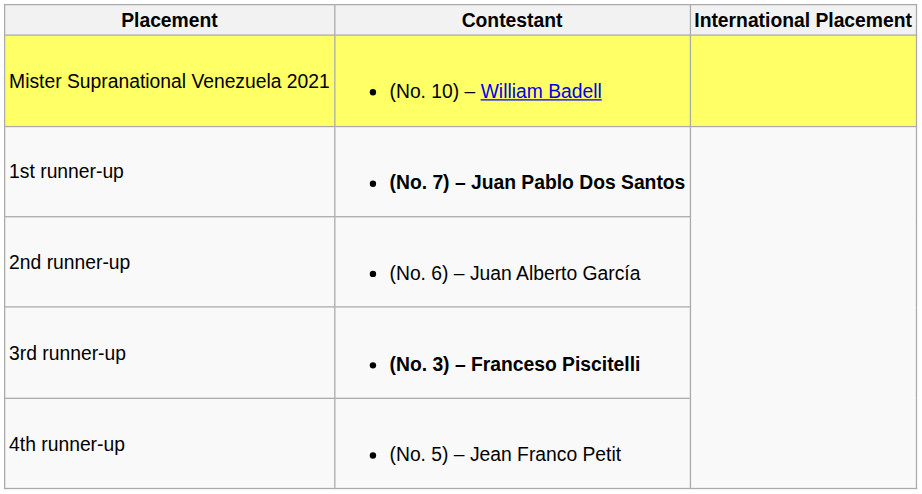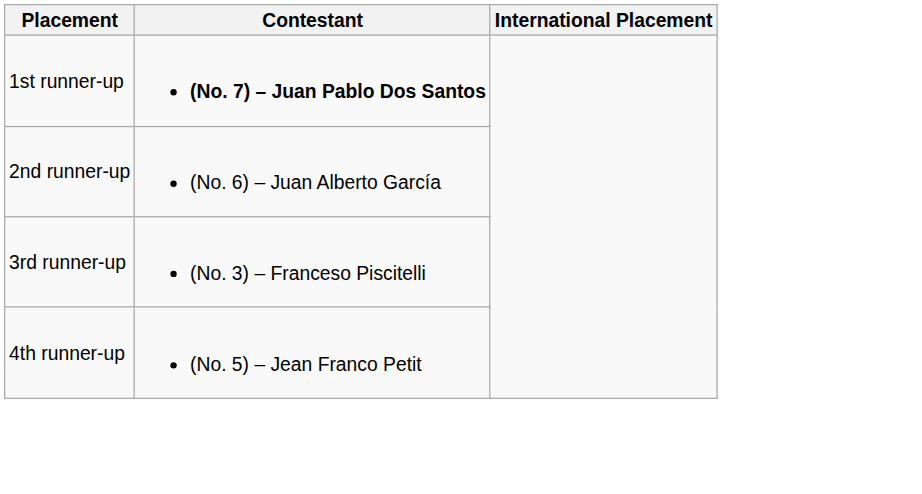- row: (169, 81)
(512, 364) bold -> (313, 273) normal
